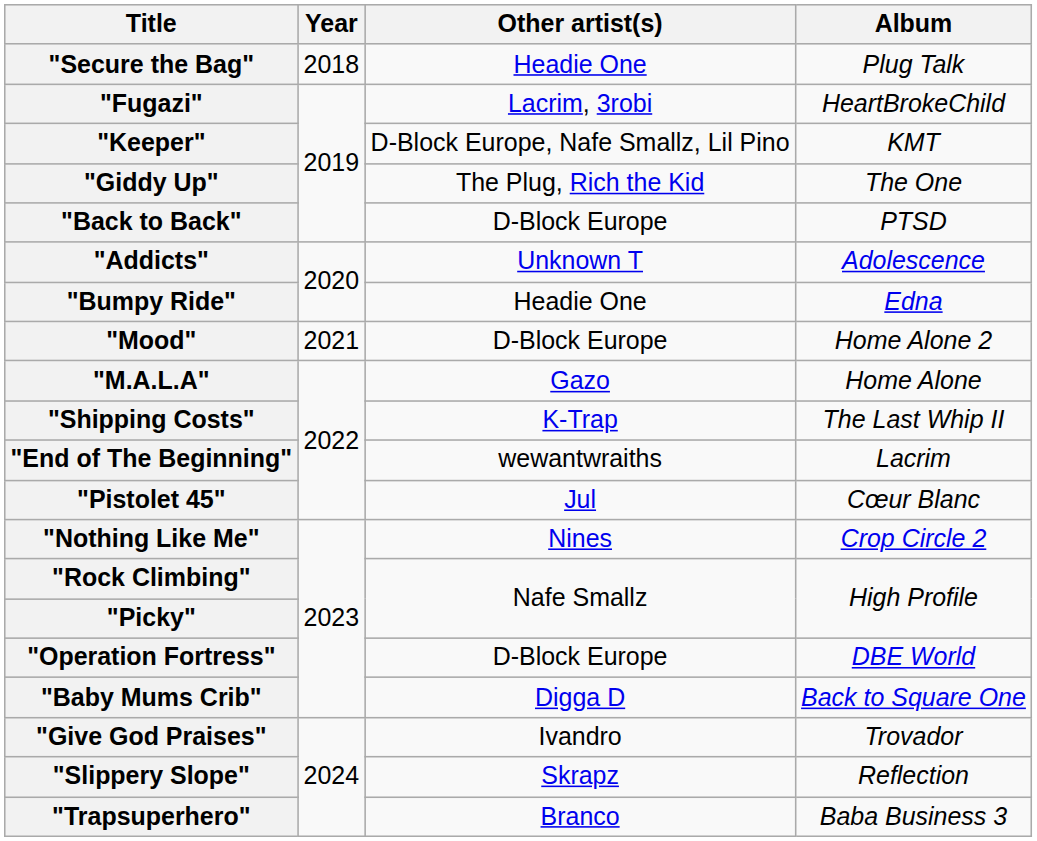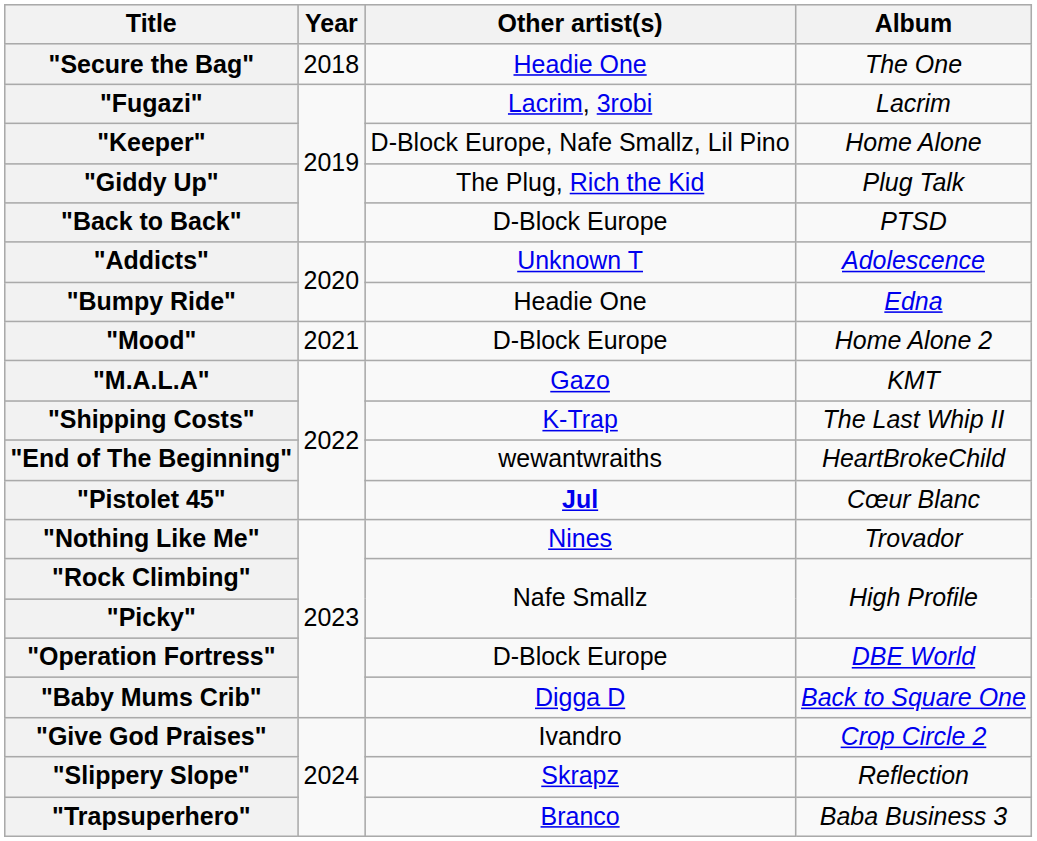(913, 63) Plug Talk -> (913, 63) The One
(913, 103) HeartBrokeChild -> (913, 103) Lacrim
(913, 143) KMT -> (913, 143) Home Alone
(913, 182) The One -> (913, 182) Plug Talk
(913, 380) Home Alone -> (913, 380) KMT
(913, 459) Lacrim -> (913, 459) HeartBrokeChild
(580, 499) normal -> (580, 499) bold
(913, 538) Crop Circle 2 -> (913, 538) Trovador
(913, 736) Trovador -> (913, 736) Crop Circle 2
